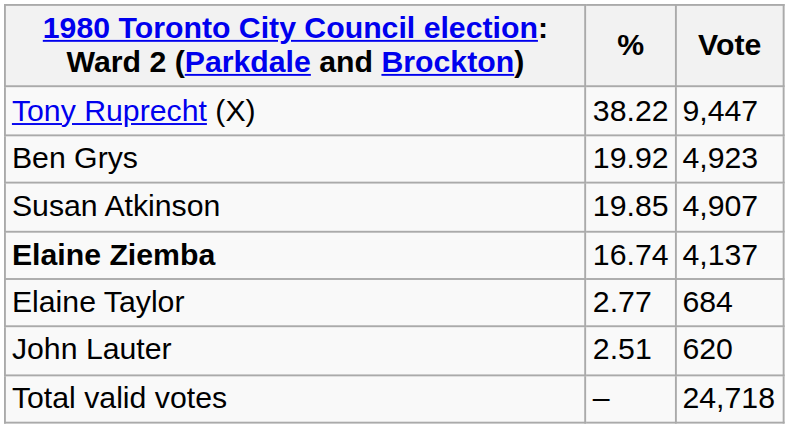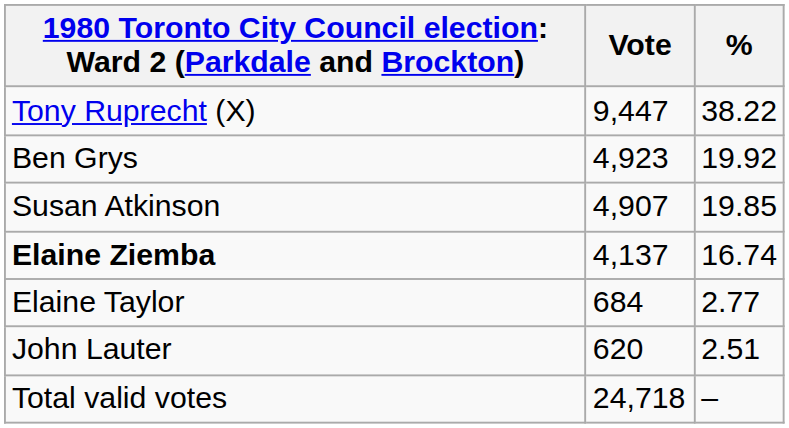columns swapped: (730, 45) <-> (631, 45)
